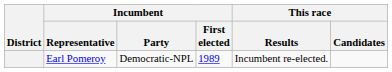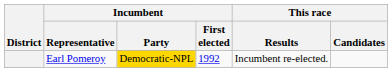(156, 59) no background -> (156, 59) gold background
(209, 59) 1989 -> (209, 59) 1992
